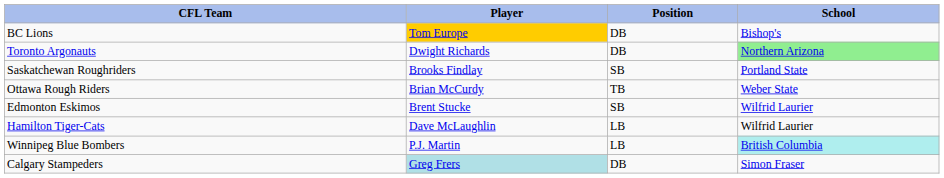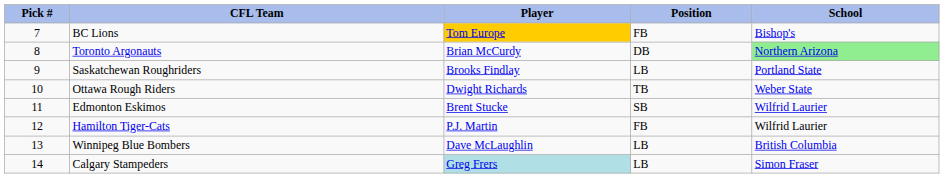+ column: (37, 13)
(618, 32) DB -> (641, 32) FB
(449, 51) Dwight Richards -> (484, 51) Brian McCurdy
(617, 70) SB -> (641, 70) LB
(446, 88) Brian McCurdy -> (487, 88) Dwight Richards
(452, 126) Dave McLaughlin -> (472, 126) P.J. Martin
(618, 126) LB -> (641, 126) FB
(435, 145) P.J. Martin -> (490, 145) Dave McLaughlin
(782, 145) paleturquoise background -> (796, 145) no background
(618, 164) DB -> (641, 164) LB
